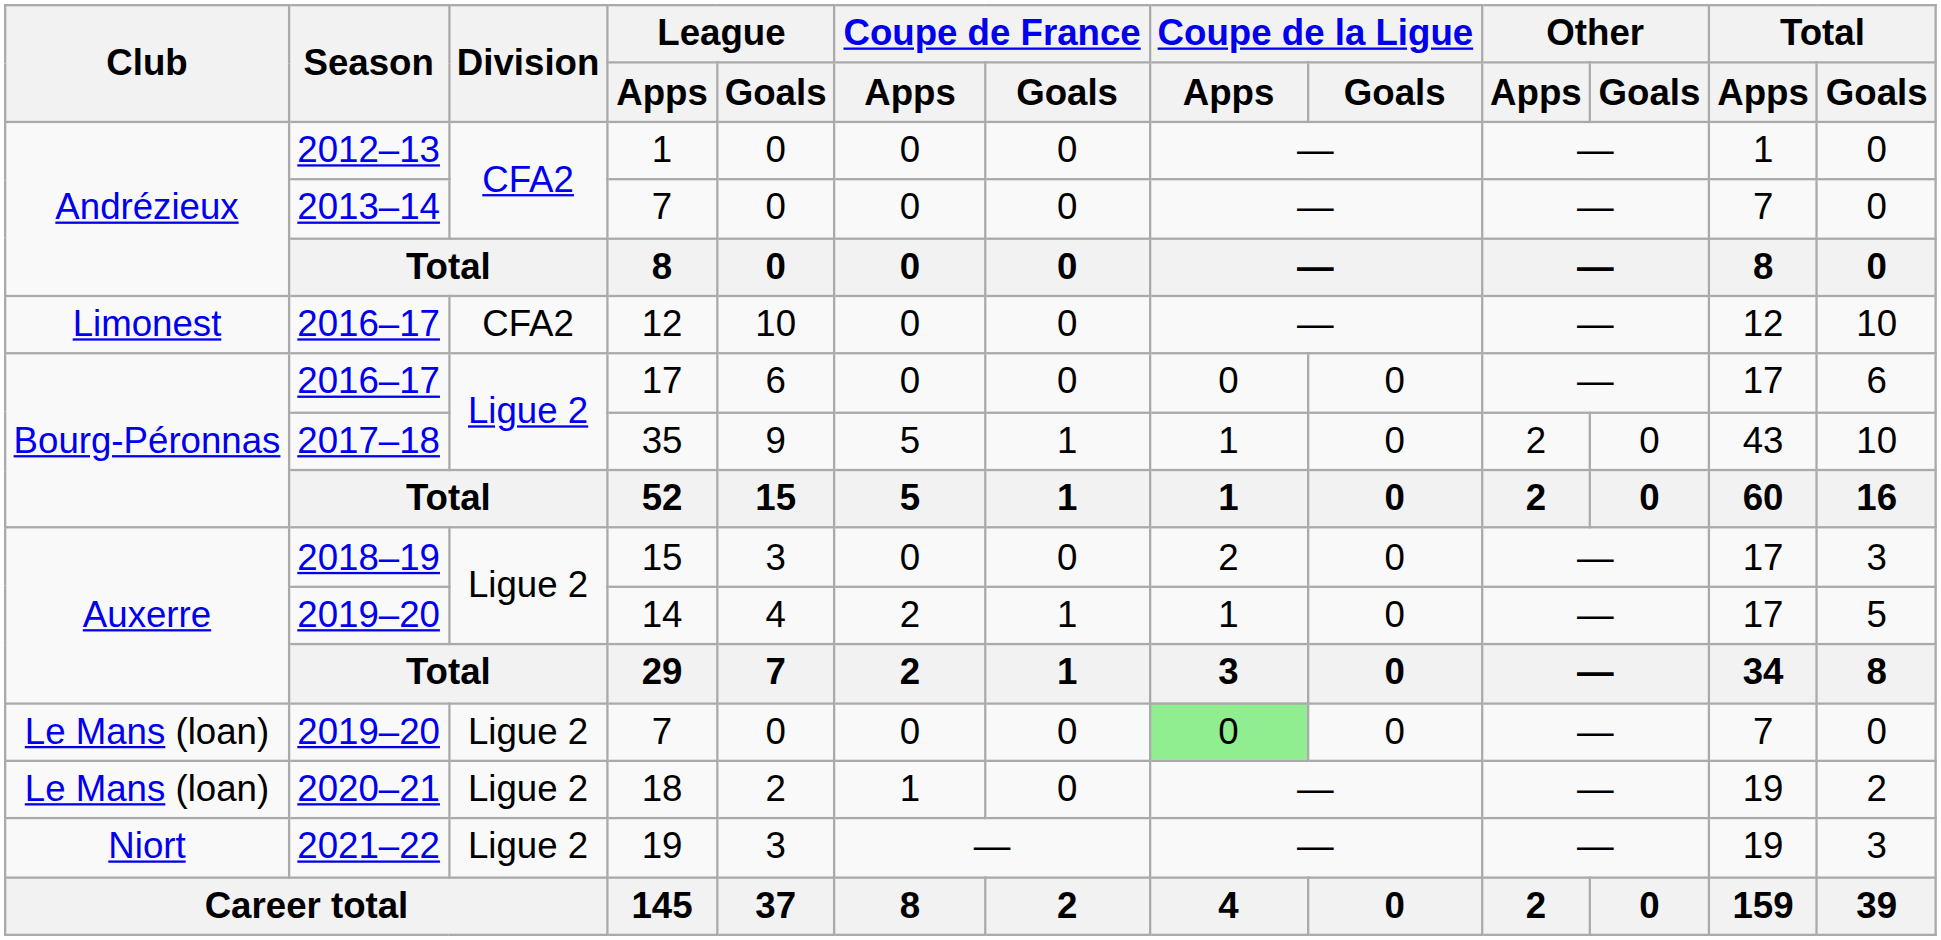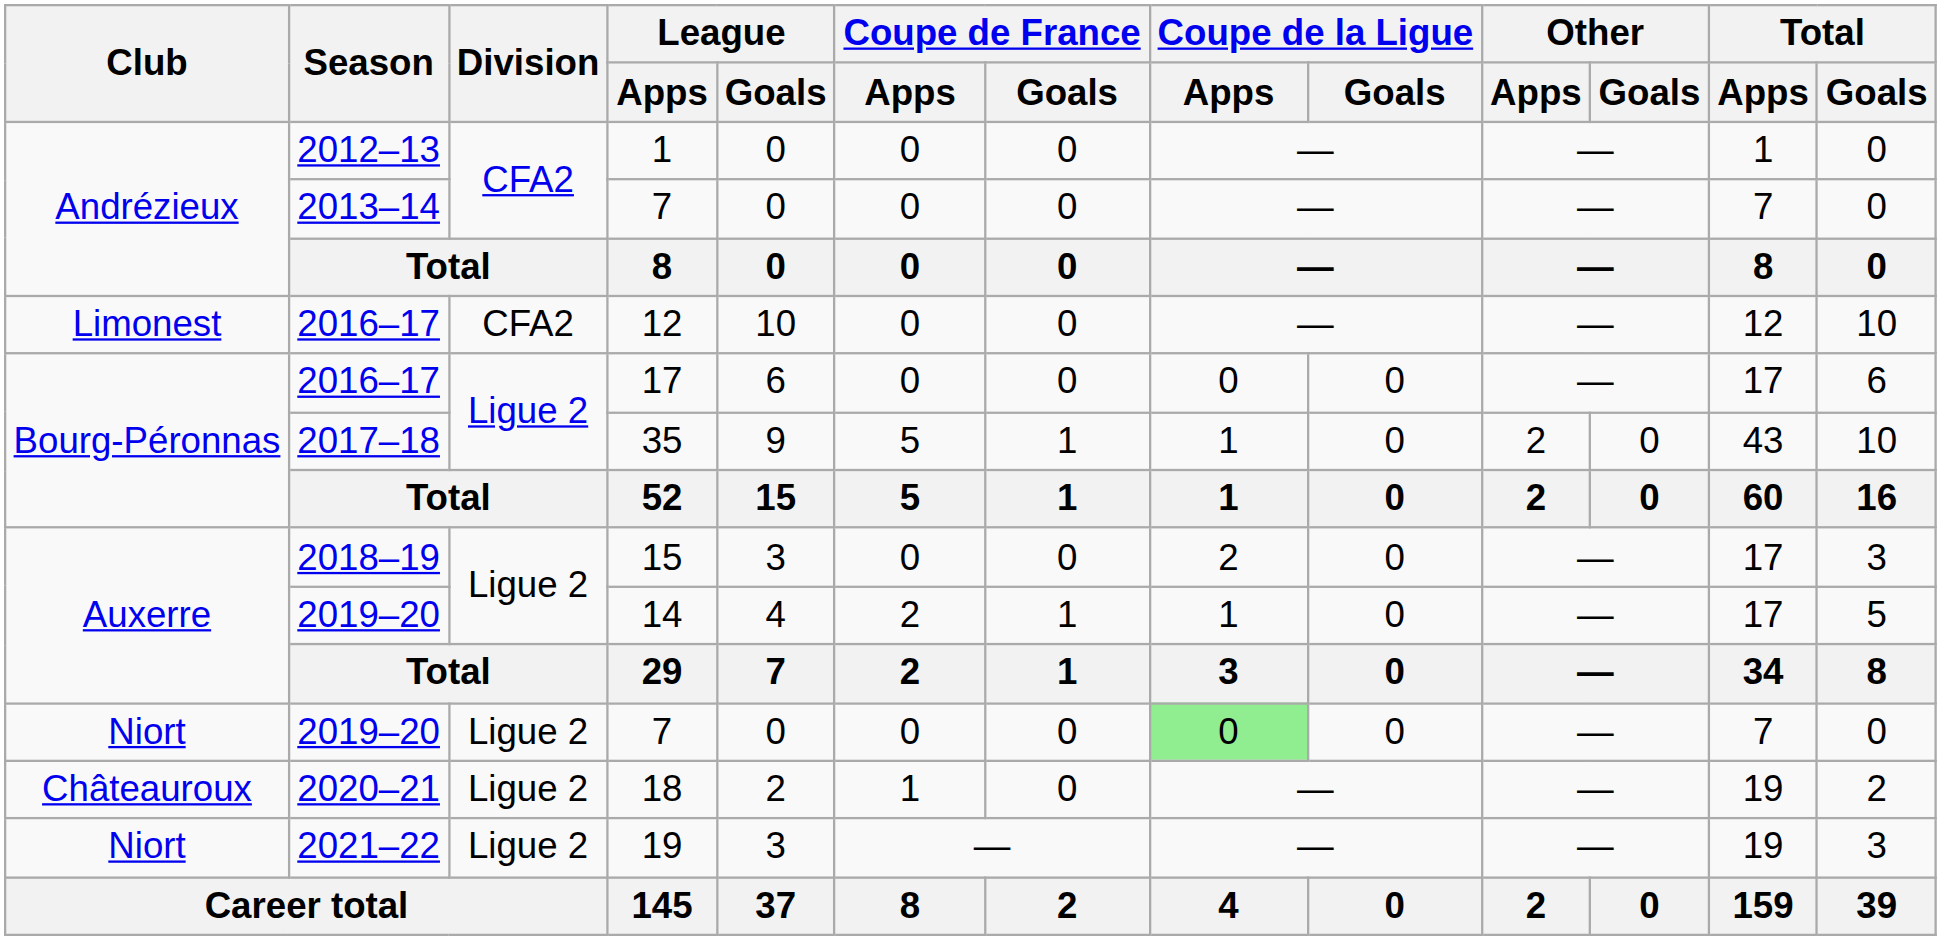(147, 730) Le Mans (loan) -> (147, 730) Niort
(147, 788) Le Mans (loan) -> (147, 788) Châteauroux
